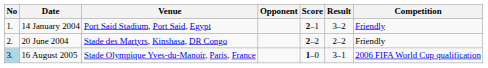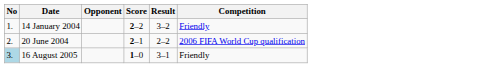- column: (170, 11)
(312, 25) 2–1 -> (136, 25) 2–2
(312, 40) 2–2 -> (136, 40) 2–1
(370, 40) Friendly -> (242, 40) 2006 FIFA World Cup qualification
(418, 55) 2006 FIFA World Cup qualification -> (194, 55) Friendly
